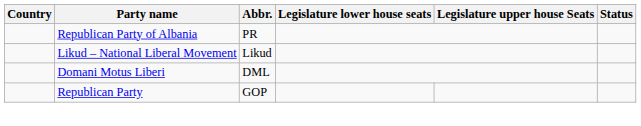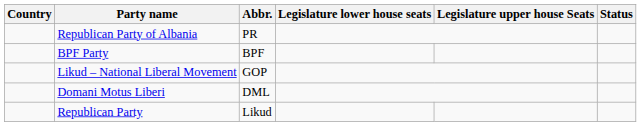+ row: (83, 53)
(257, 53) Likud -> (255, 72) GOP
(255, 92) GOP -> (257, 111) Likud
